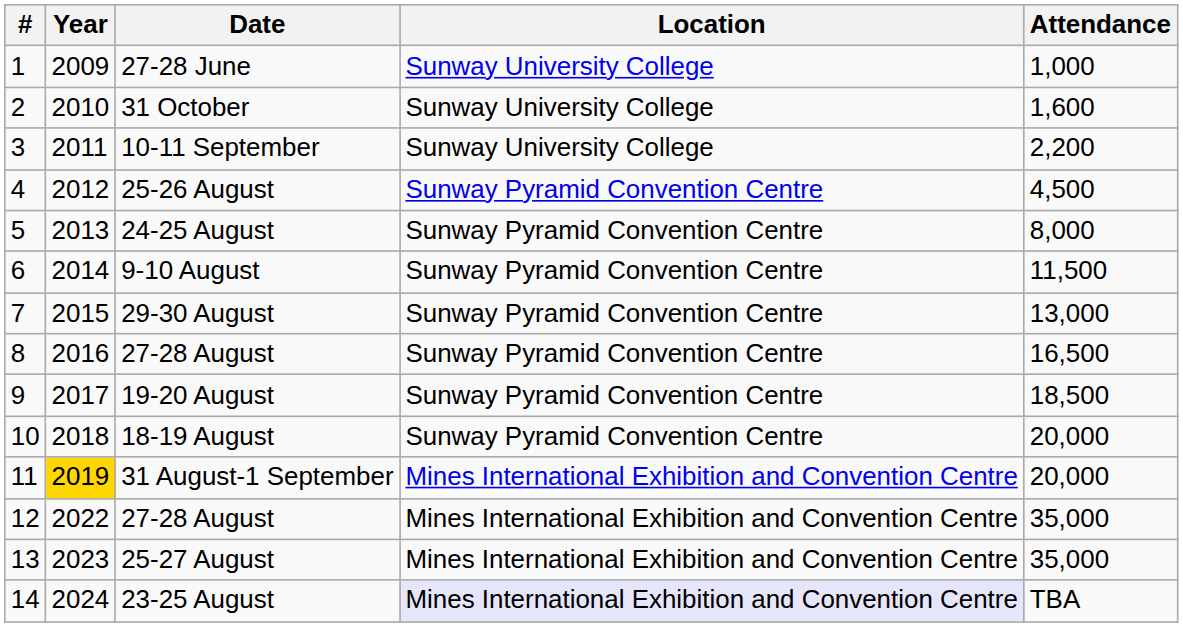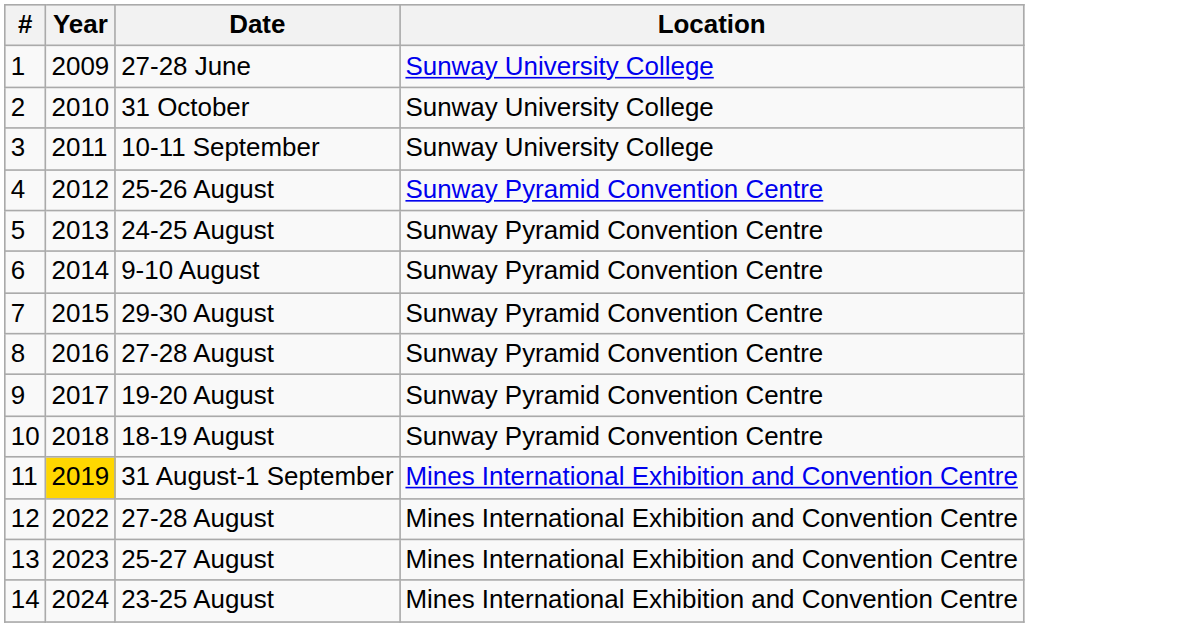- column: (1100, 25)
(712, 600) lavender background -> (712, 600) no background
